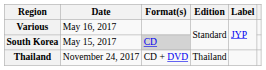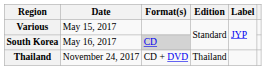(90, 27) May 16, 2017 -> (90, 27) May 15, 2017
(90, 42) May 15, 2017 -> (90, 42) May 16, 2017
